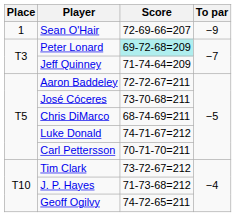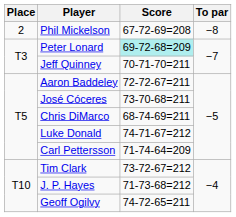- row: (70, 30)
+ row: (75, 30)
(157, 64) 71-74-64=209 -> (156, 64) 70-71-70=211
(156, 151) 70-71-70=211 -> (157, 151) 71-74-64=209
